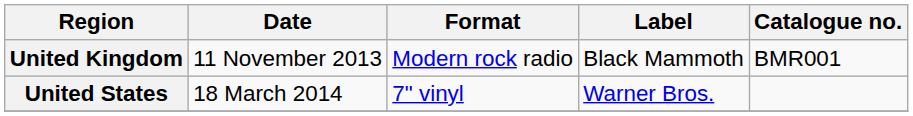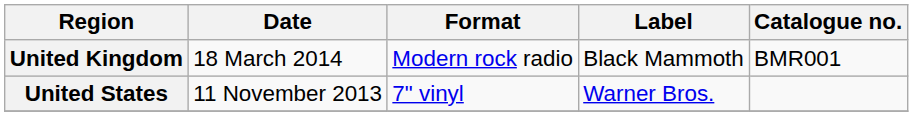(288, 57) 11 November 2013 -> (268, 57) 18 March 2014
(268, 93) 18 March 2014 -> (288, 93) 11 November 2013
